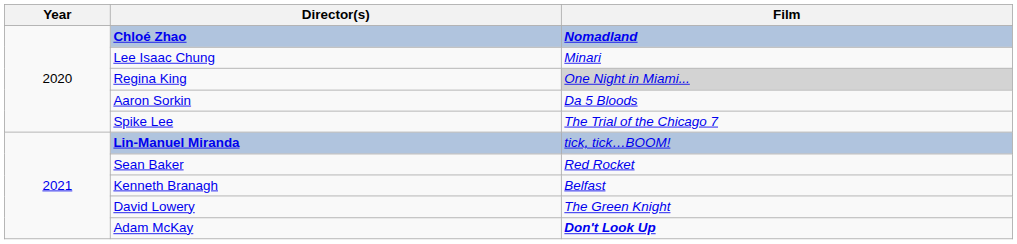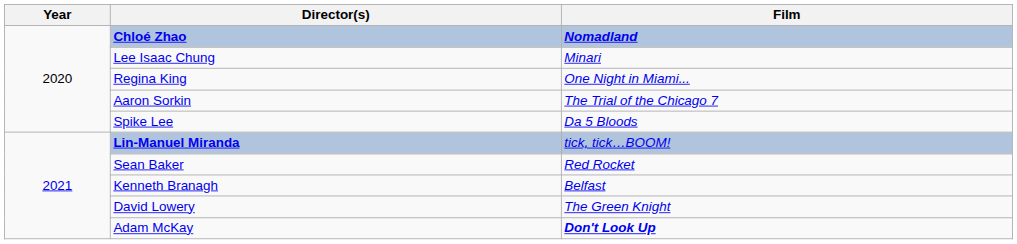(627, 79) lightgrey background -> (627, 79) no background
(601, 100) Da 5 Bloods -> (641, 100) The Trial of the Chicago 7
(641, 121) The Trial of the Chicago 7 -> (601, 121) Da 5 Bloods
